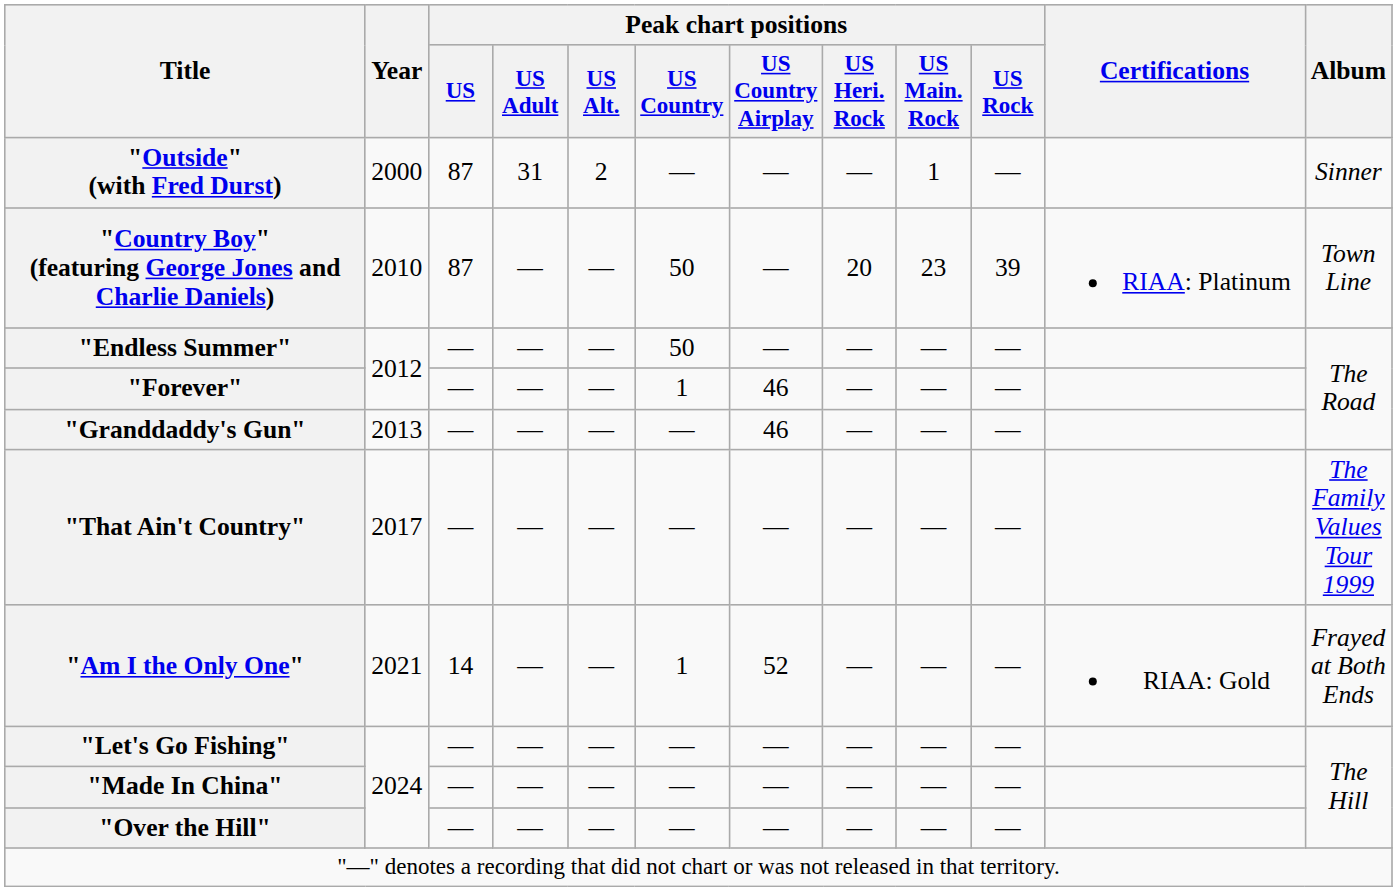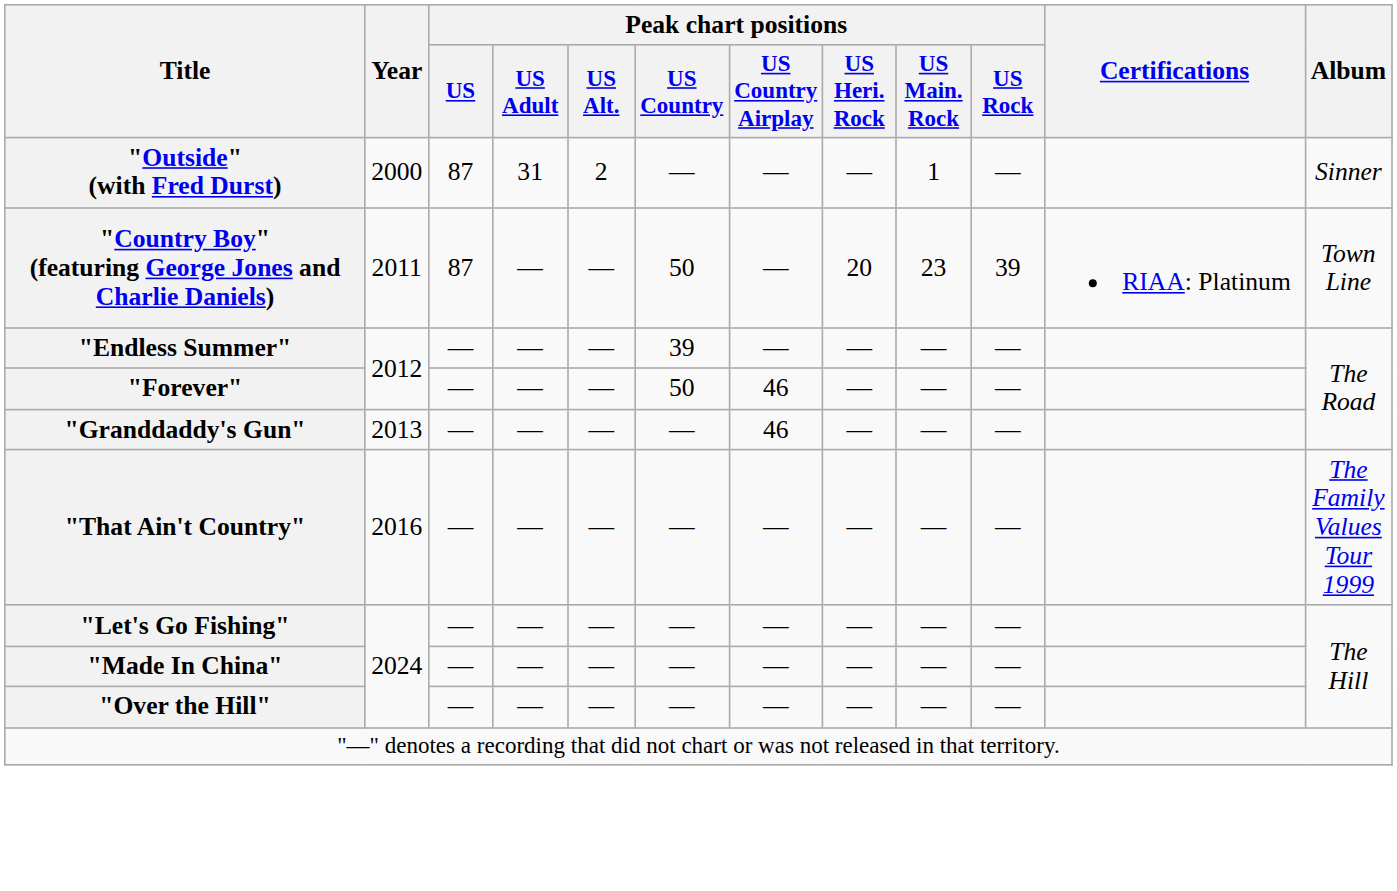(397, 267) 2010 -> (397, 267) 2011
(682, 347) 50 -> (682, 347) 39
(682, 388) 1 -> (682, 388) 50
(397, 527) 2017 -> (397, 527) 2016
- row: (185, 665)
